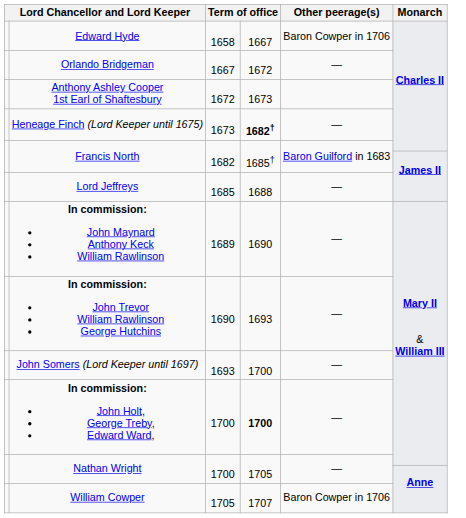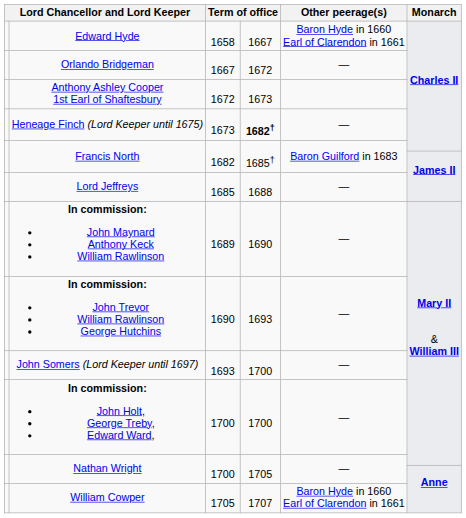(337, 36) Baron Cowper in 1706 -> (344, 36) Baron Hyde in 1660 Earl of Clarendon in 1661
(260, 423) bold -> (260, 423) normal
(337, 498) Baron Cowper in 1706 -> (344, 498) Baron Hyde in 1660 Earl of Clarendon in 1661
